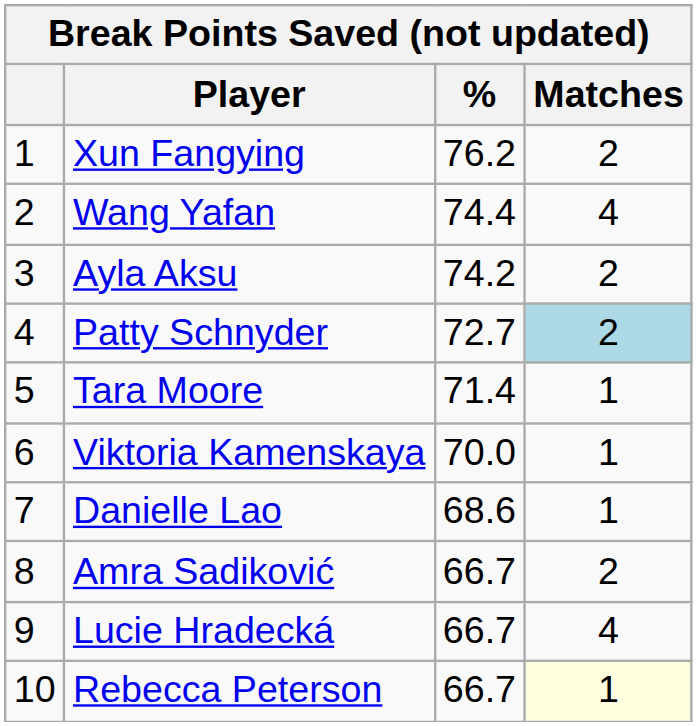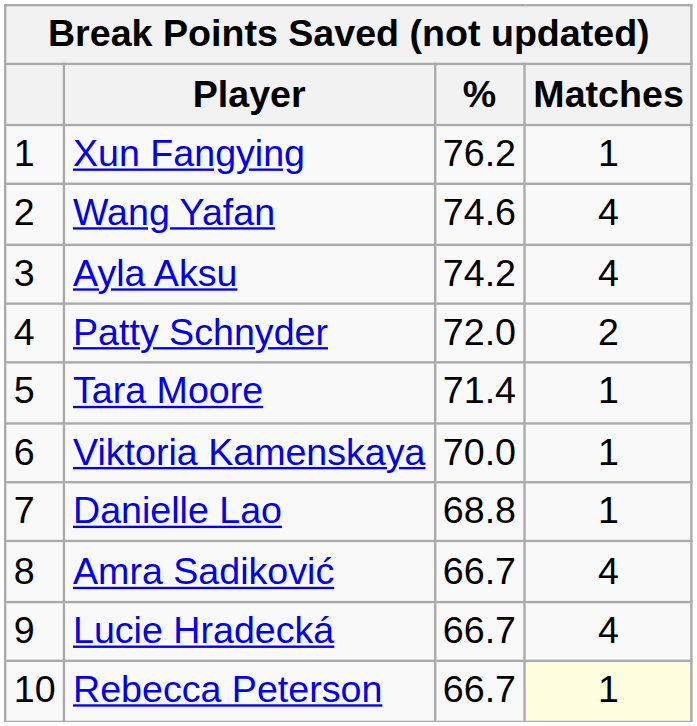(609, 153) 2 -> (609, 153) 1
(479, 213) 74.4 -> (479, 213) 74.6
(609, 272) 2 -> (609, 272) 4
(479, 332) 72.7 -> (479, 332) 72.0
(609, 332) lightblue background -> (609, 332) no background
(479, 511) 68.6 -> (479, 511) 68.8
(609, 570) 2 -> (609, 570) 4
